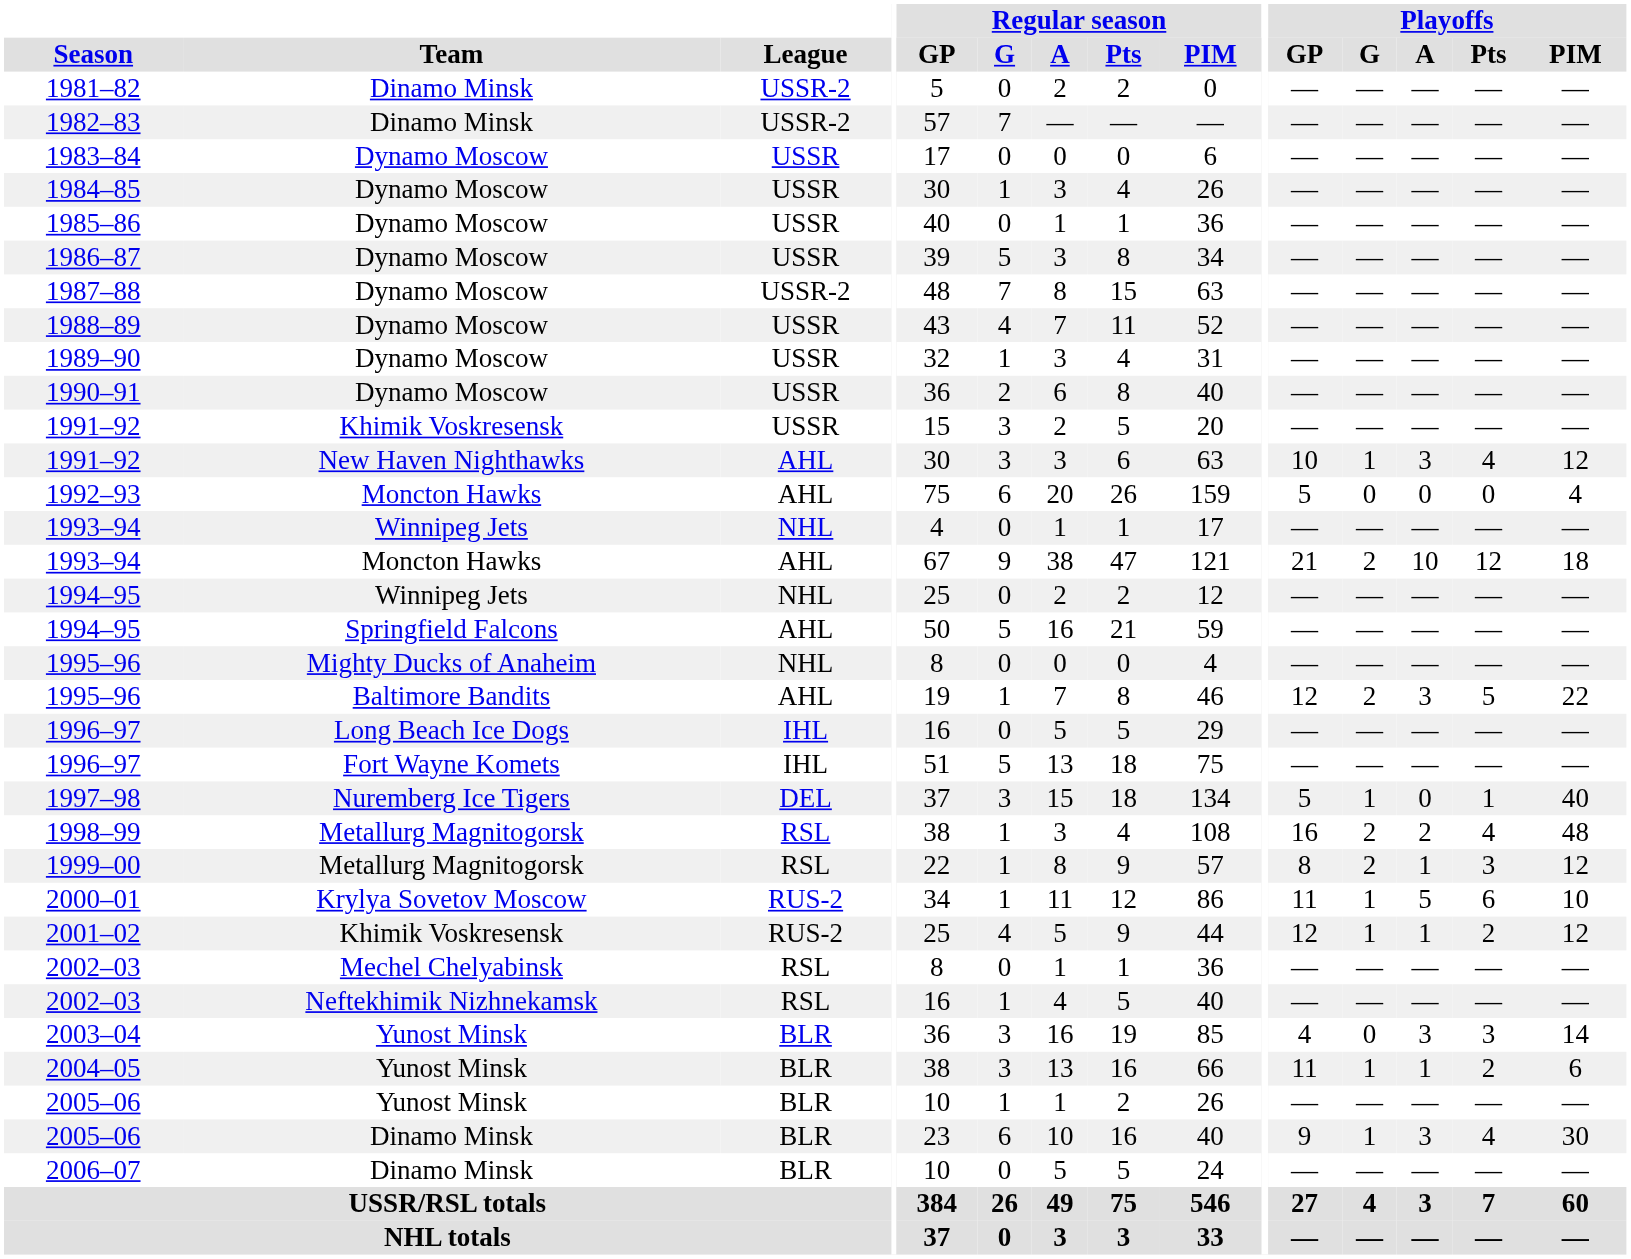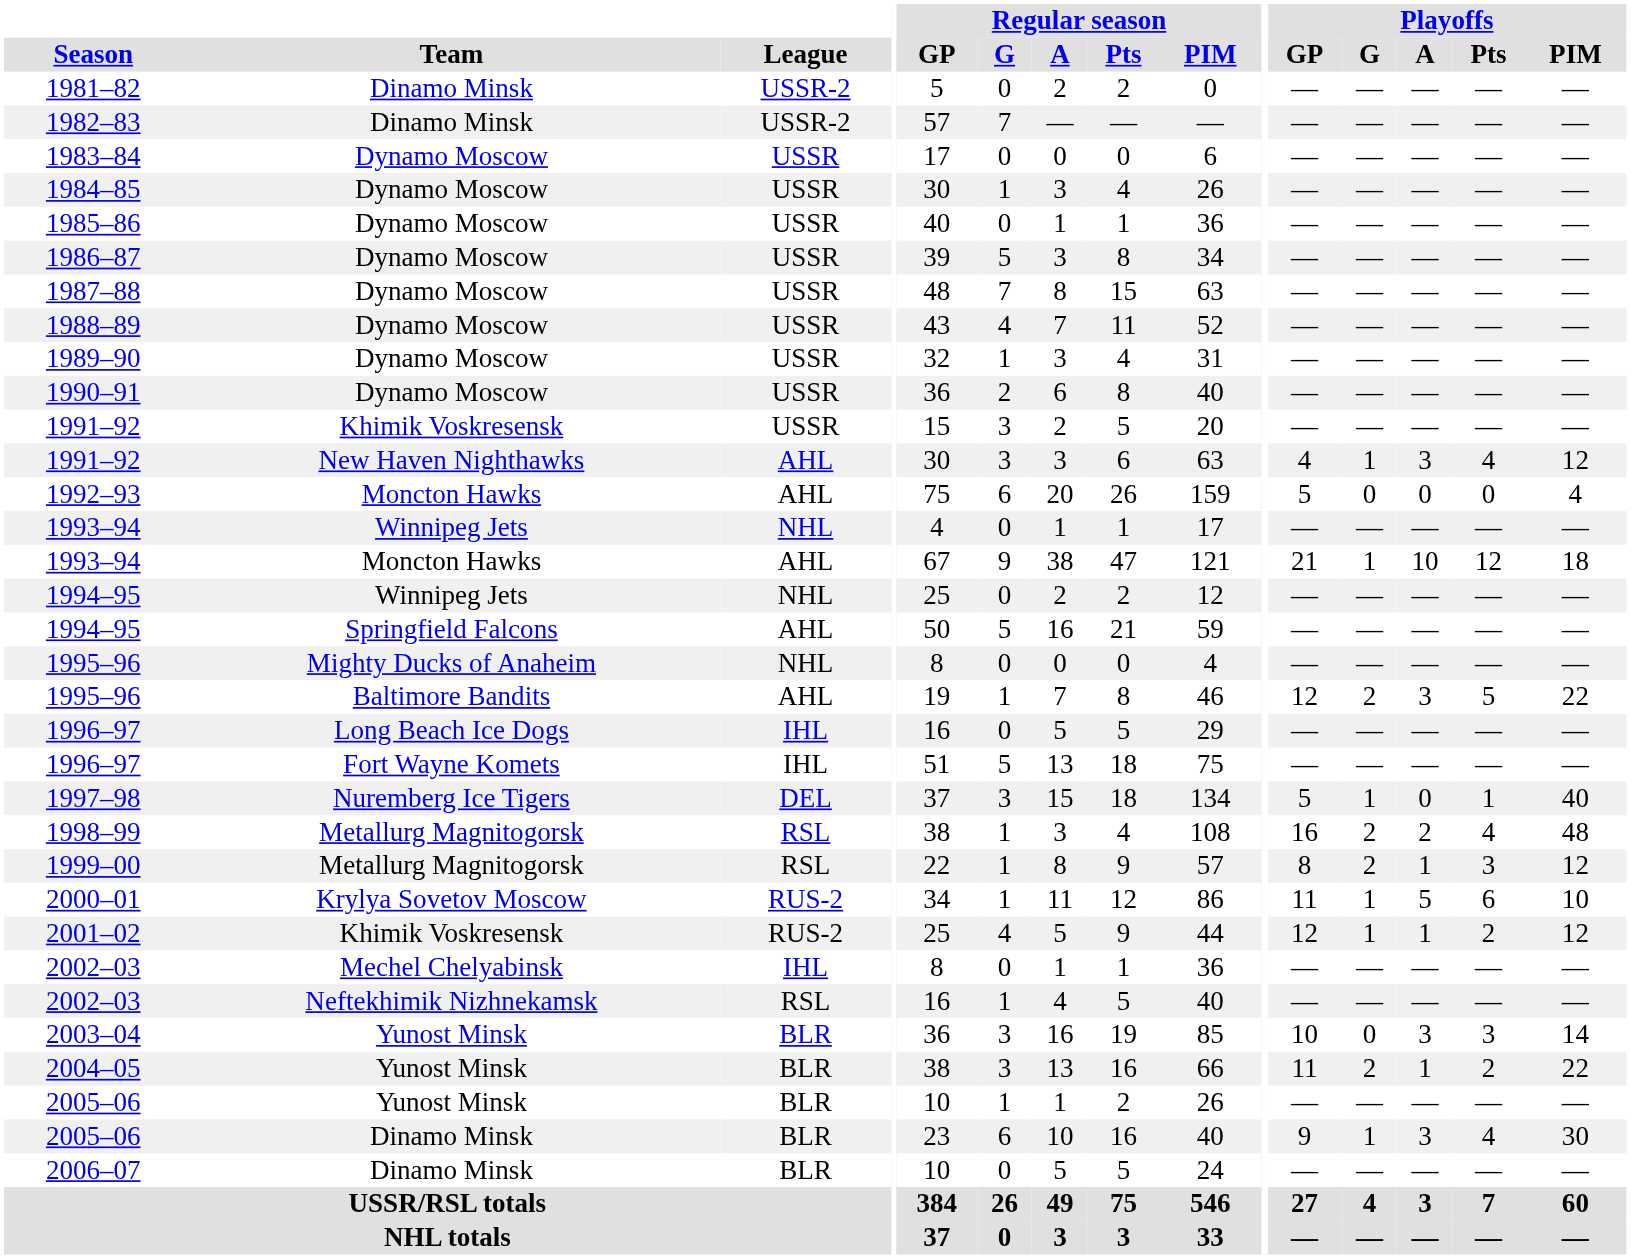(806, 290) USSR-2 -> (806, 290) USSR
(1305, 459) 10 -> (1305, 459) 4
(1370, 561) 2 -> (1370, 561) 1
(806, 966) RSL -> (806, 966) IHL
(1305, 1034) 4 -> (1305, 1034) 10
(1370, 1068) 1 -> (1370, 1068) 2
(1575, 1068) 6 -> (1575, 1068) 22
